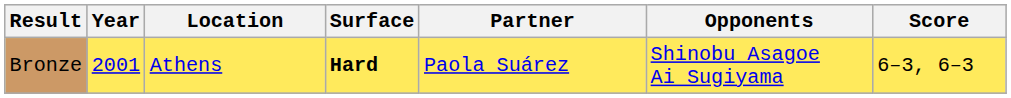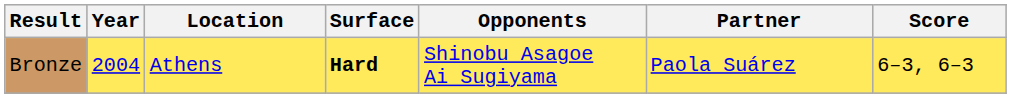columns swapped: (533, 21) <-> (759, 21)
(116, 66) 2001 -> (116, 66) 2004
